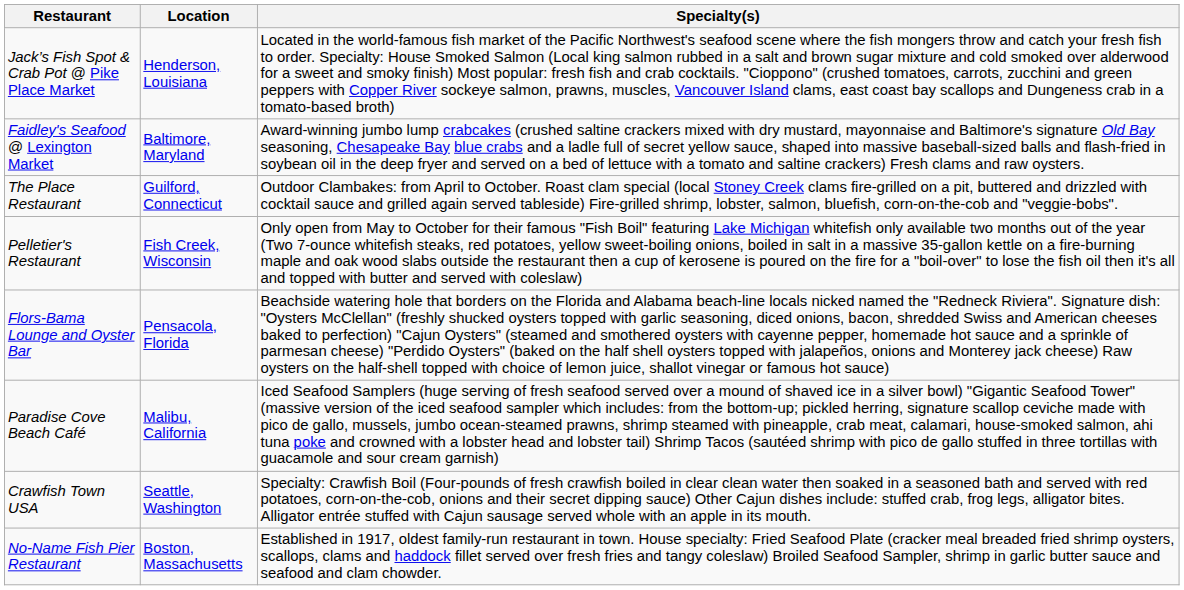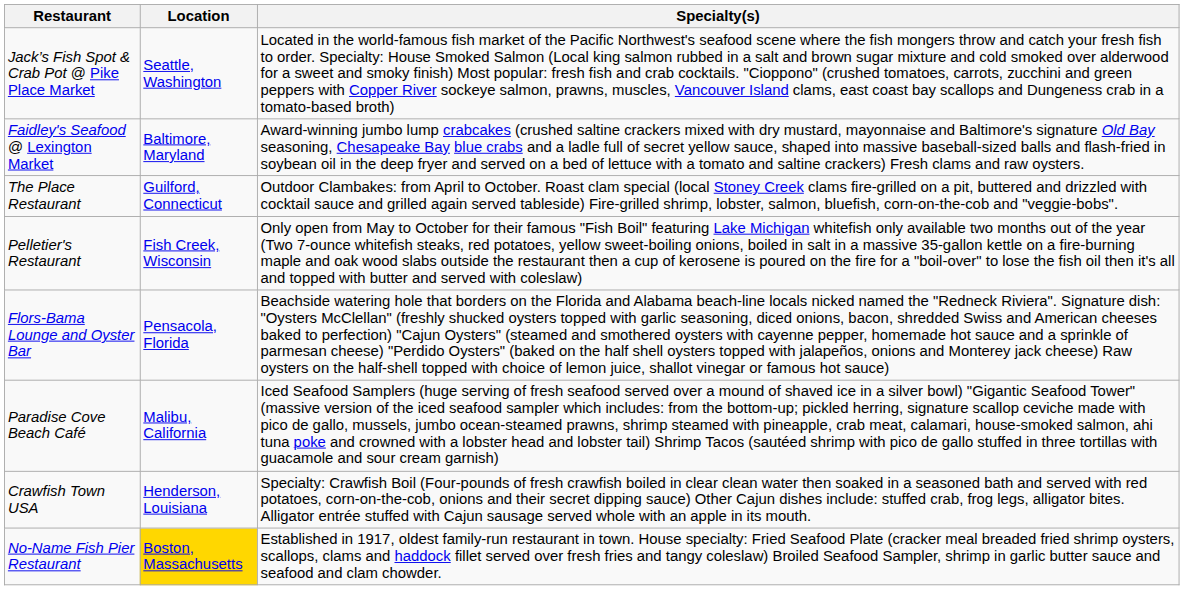(182, 73) Henderson, Louisiana -> (182, 73) Seattle, Washington
(182, 499) Seattle, Washington -> (182, 499) Henderson, Louisiana
(193, 556) no background -> (193, 556) gold background
